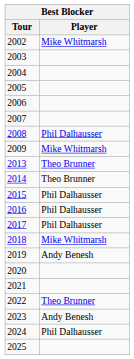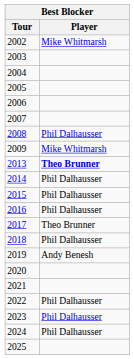(68, 164) normal -> (71, 164) bold
(68, 179) Theo Brunner -> (72, 179) Phil Dalhausser
(72, 225) Phil Dalhausser -> (68, 225) Theo Brunner
(74, 240) Mike Whitmarsh -> (72, 240) Phil Dalhausser
(68, 301) Theo Brunner -> (72, 301) Phil Dalhausser
(67, 316) Andy Benesh -> (72, 316) Phil Dalhausser
